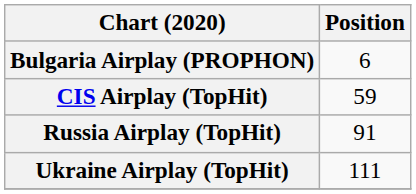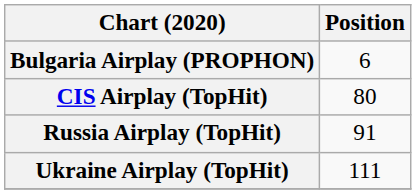(365, 96) 59 -> (365, 96) 80
